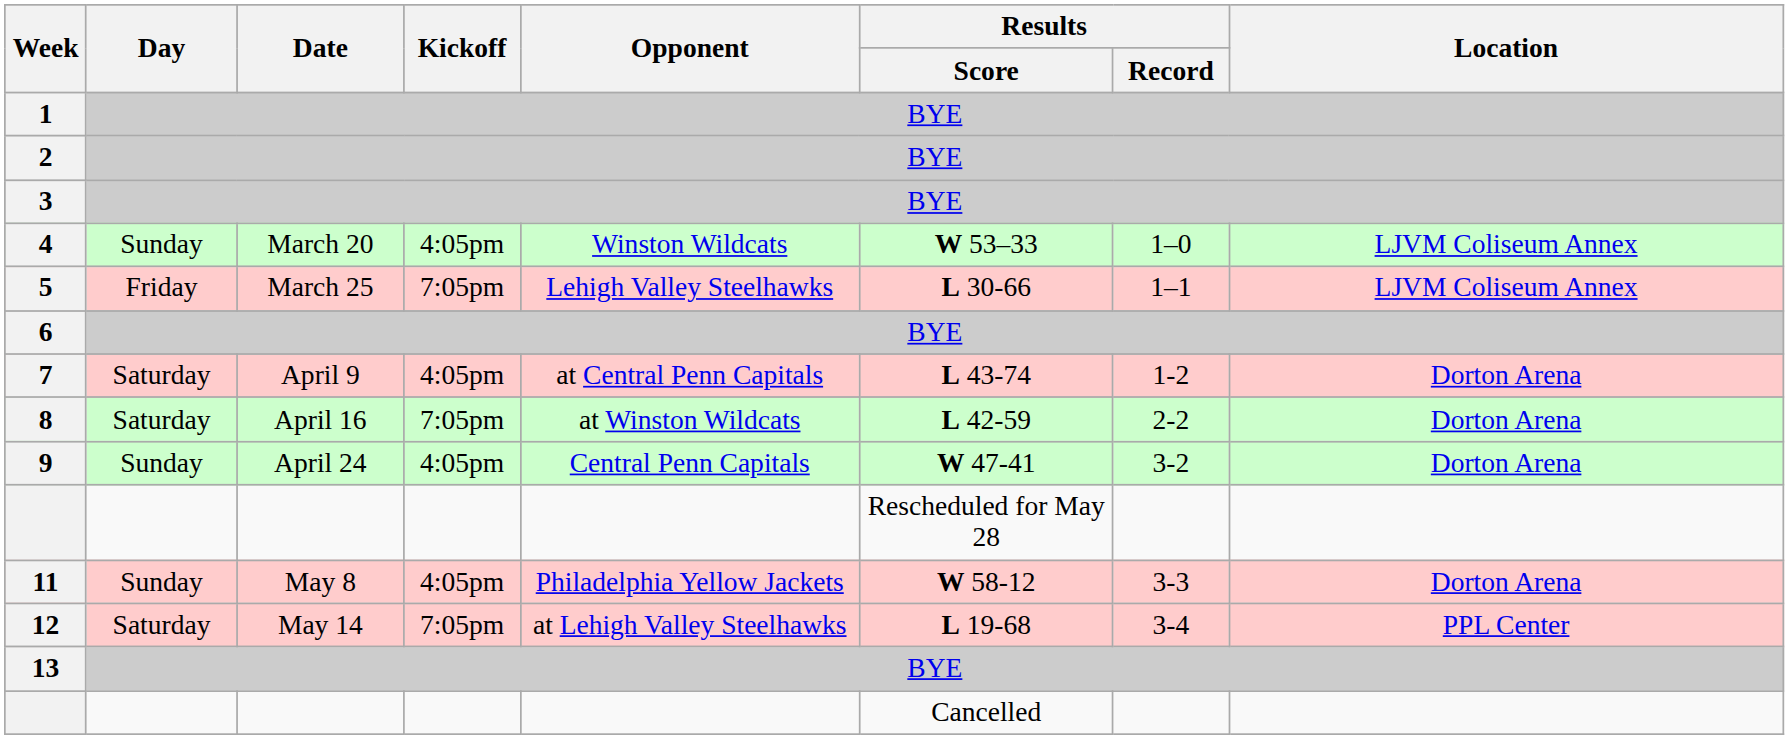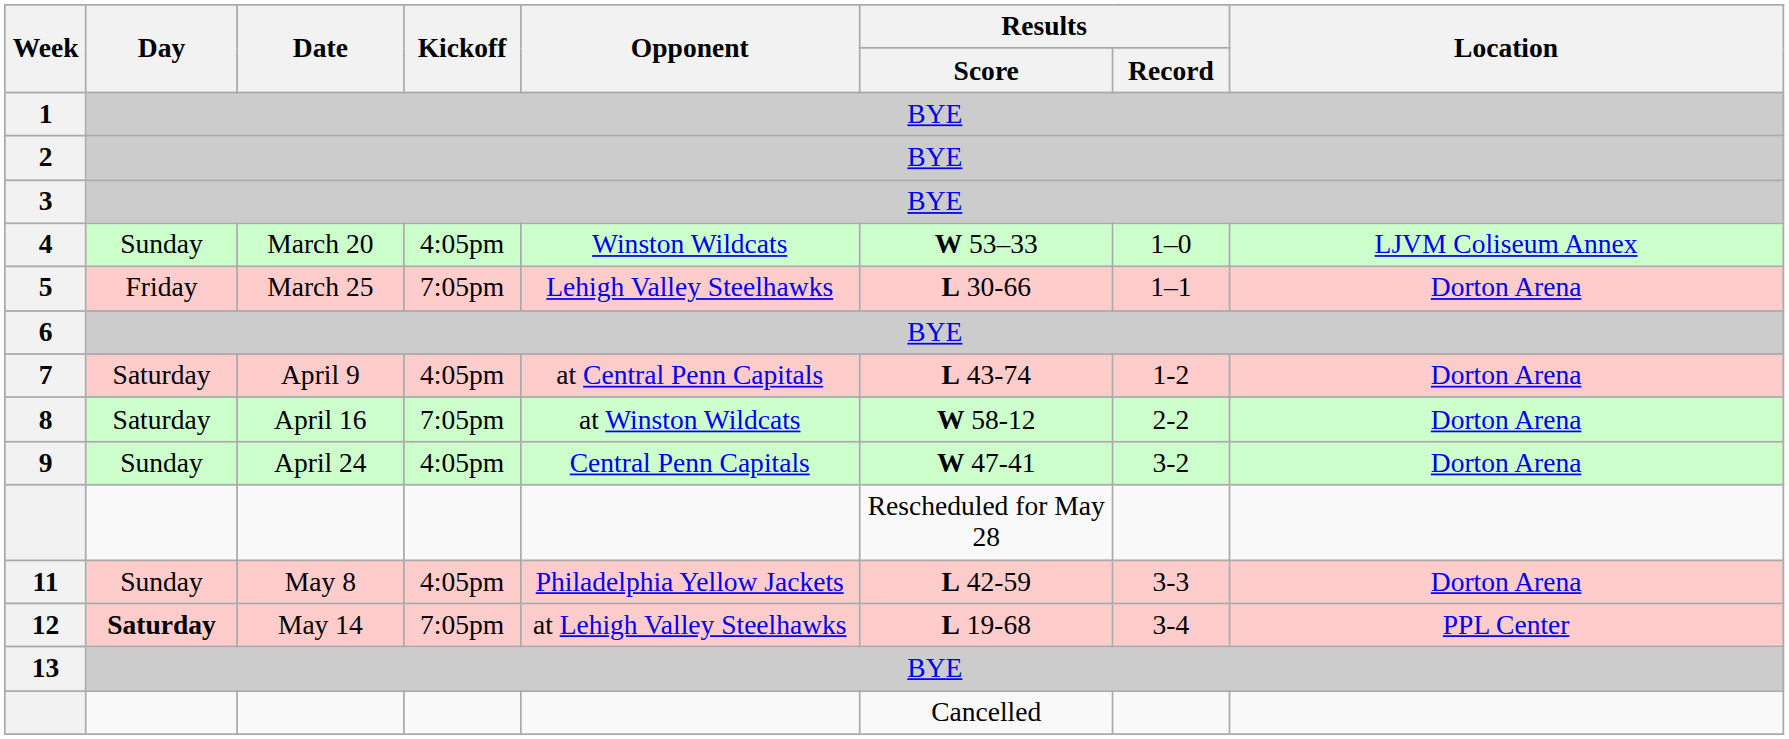(1506, 288) LJVM Coliseum Annex -> (1506, 288) Dorton Arena
(986, 419) L 42-59 -> (986, 419) W 58-12
(986, 581) W 58-12 -> (986, 581) L 42-59
(161, 624) normal -> (161, 624) bold
